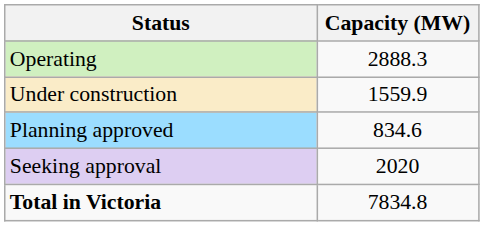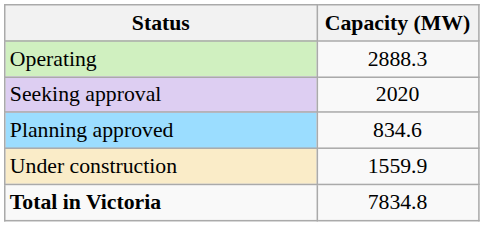rows swapped: (93, 94) <-> (86, 166)
